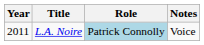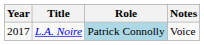(18, 31) 2011 -> (18, 31) 2017
